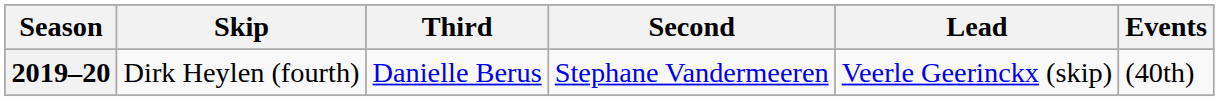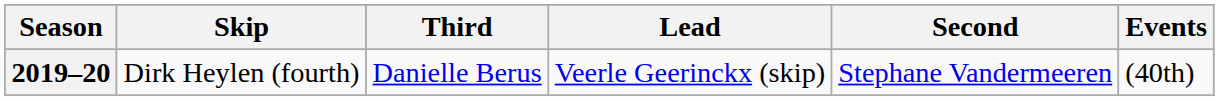columns swapped: (692, 26) <-> (977, 26)
